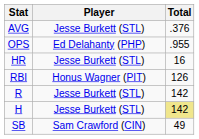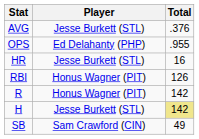(99, 93) Jesse Burkett (STL) -> (99, 93) Honus Wagner (PIT)
